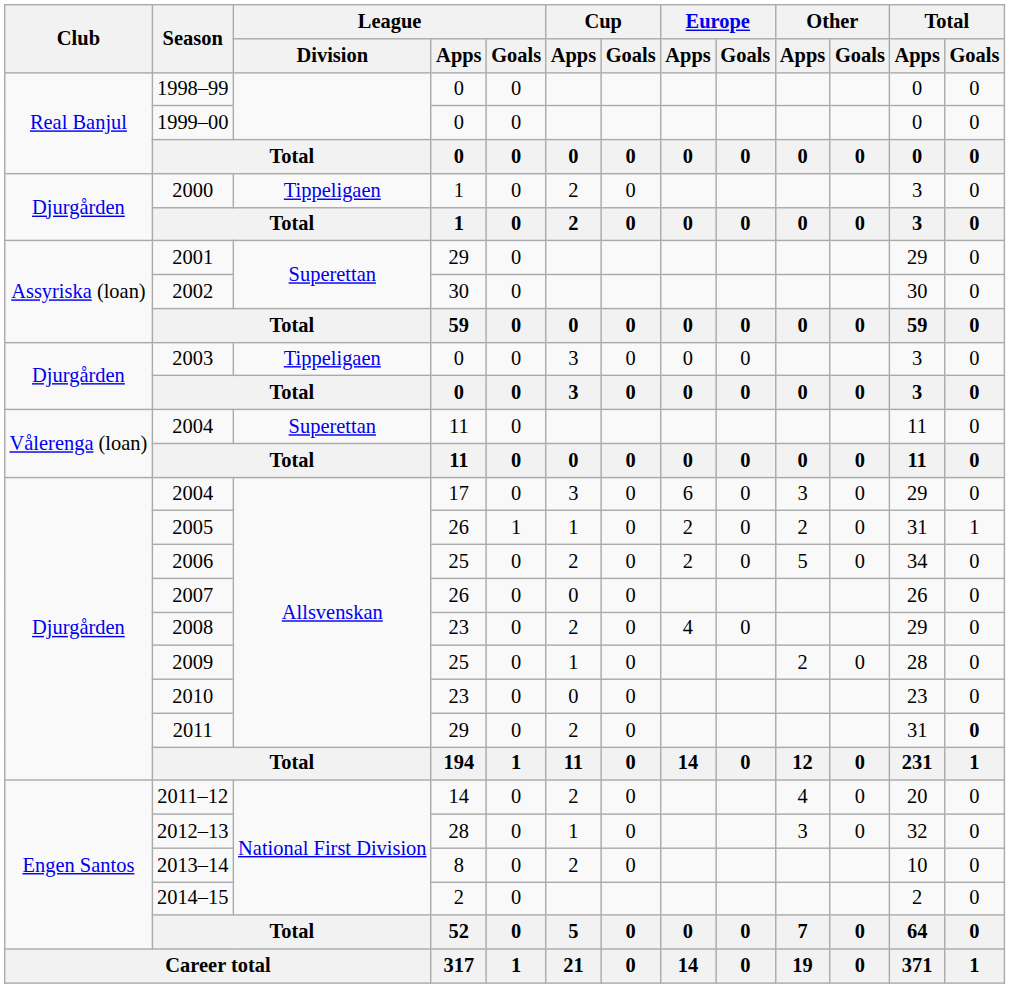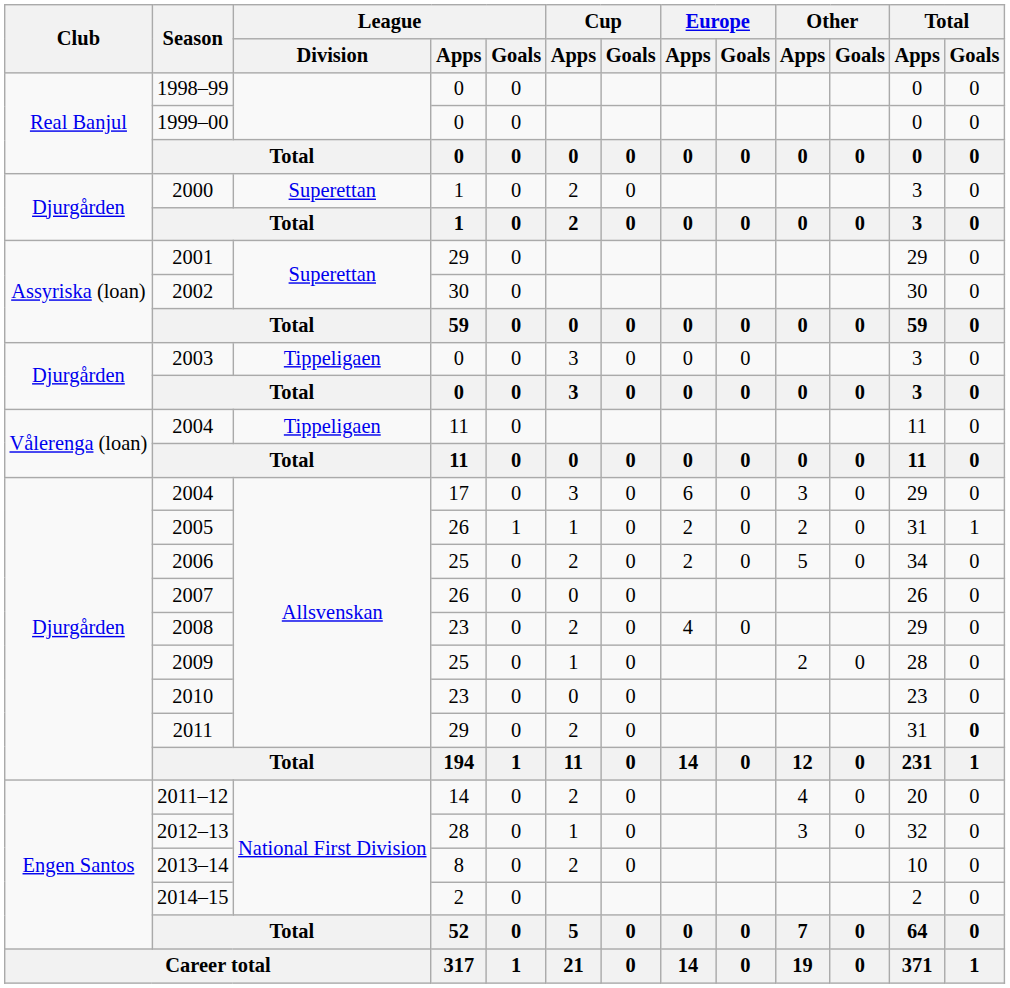(332, 190) Tippeligaen -> (332, 190) Superettan
(332, 426) Superettan -> (332, 426) Tippeligaen
